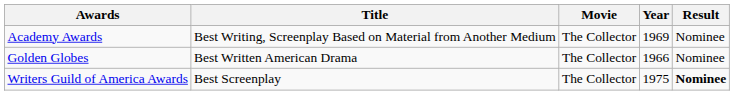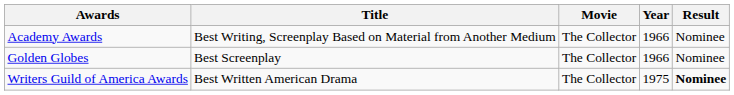(656, 36) 1969 -> (656, 36) 1966
(276, 57) Best Written American Drama -> (238, 57) Best Screenplay
(238, 79) Best Screenplay -> (276, 79) Best Written American Drama
